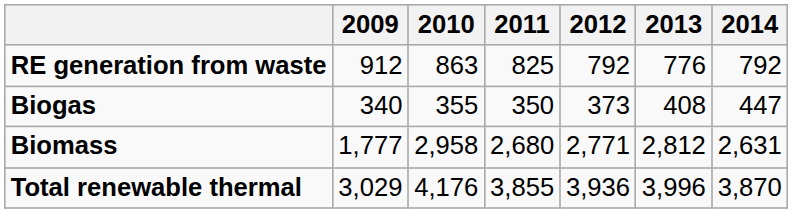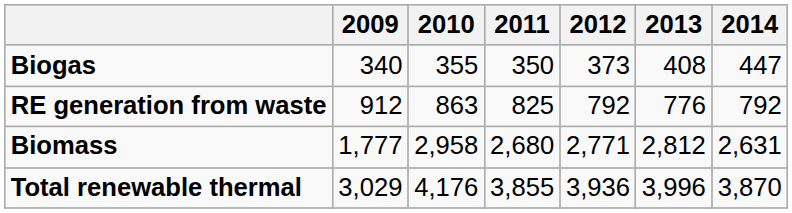rows swapped: (169, 65) <-> (53, 106)
